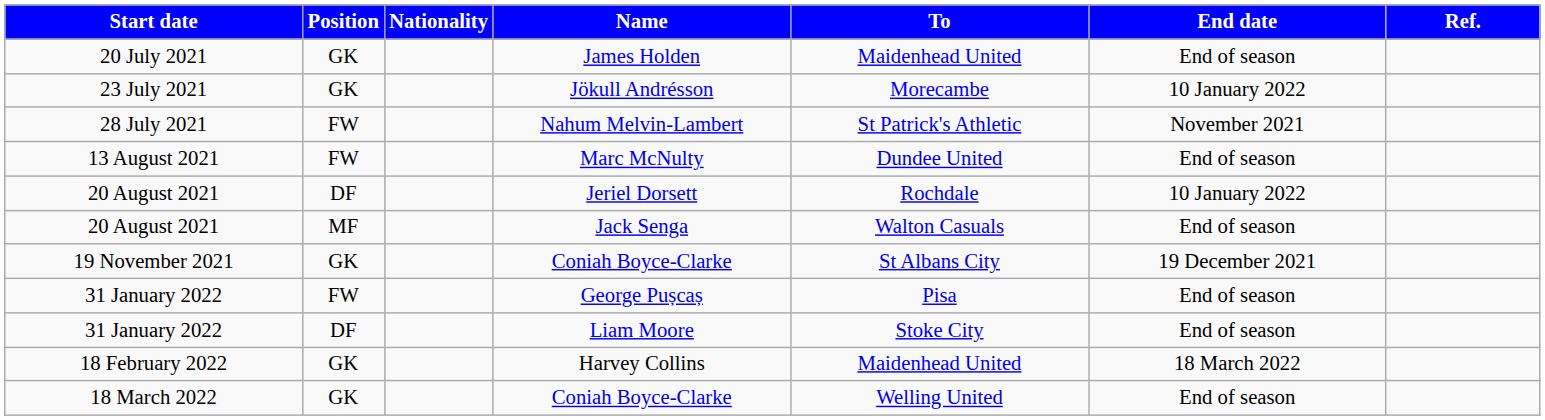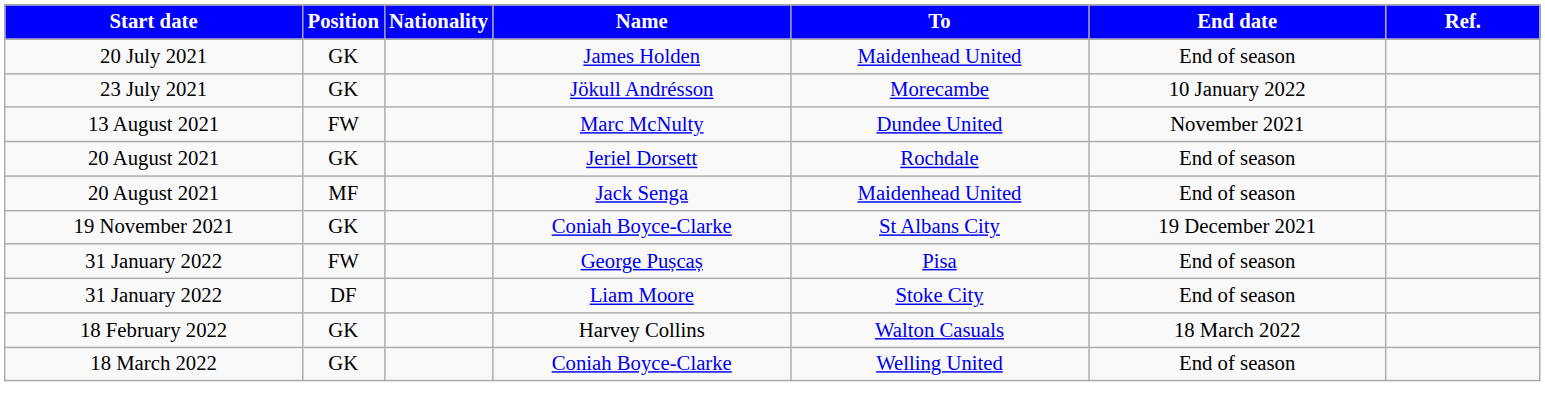- row: (154, 124)
(1237, 158) End of season -> (1237, 124) November 2021
(343, 192) DF -> (343, 158) GK
(1237, 192) 10 January 2022 -> (1237, 158) End of season
(939, 227) Walton Casuals -> (939, 192) Maidenhead United
(939, 363) Maidenhead United -> (939, 329) Walton Casuals
